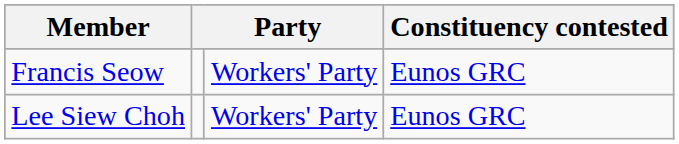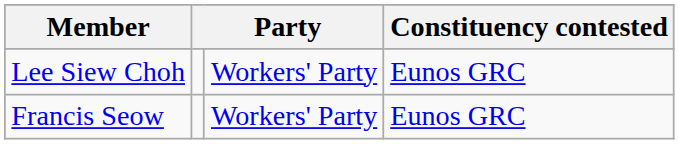rows swapped: (98, 116) <-> (88, 71)
